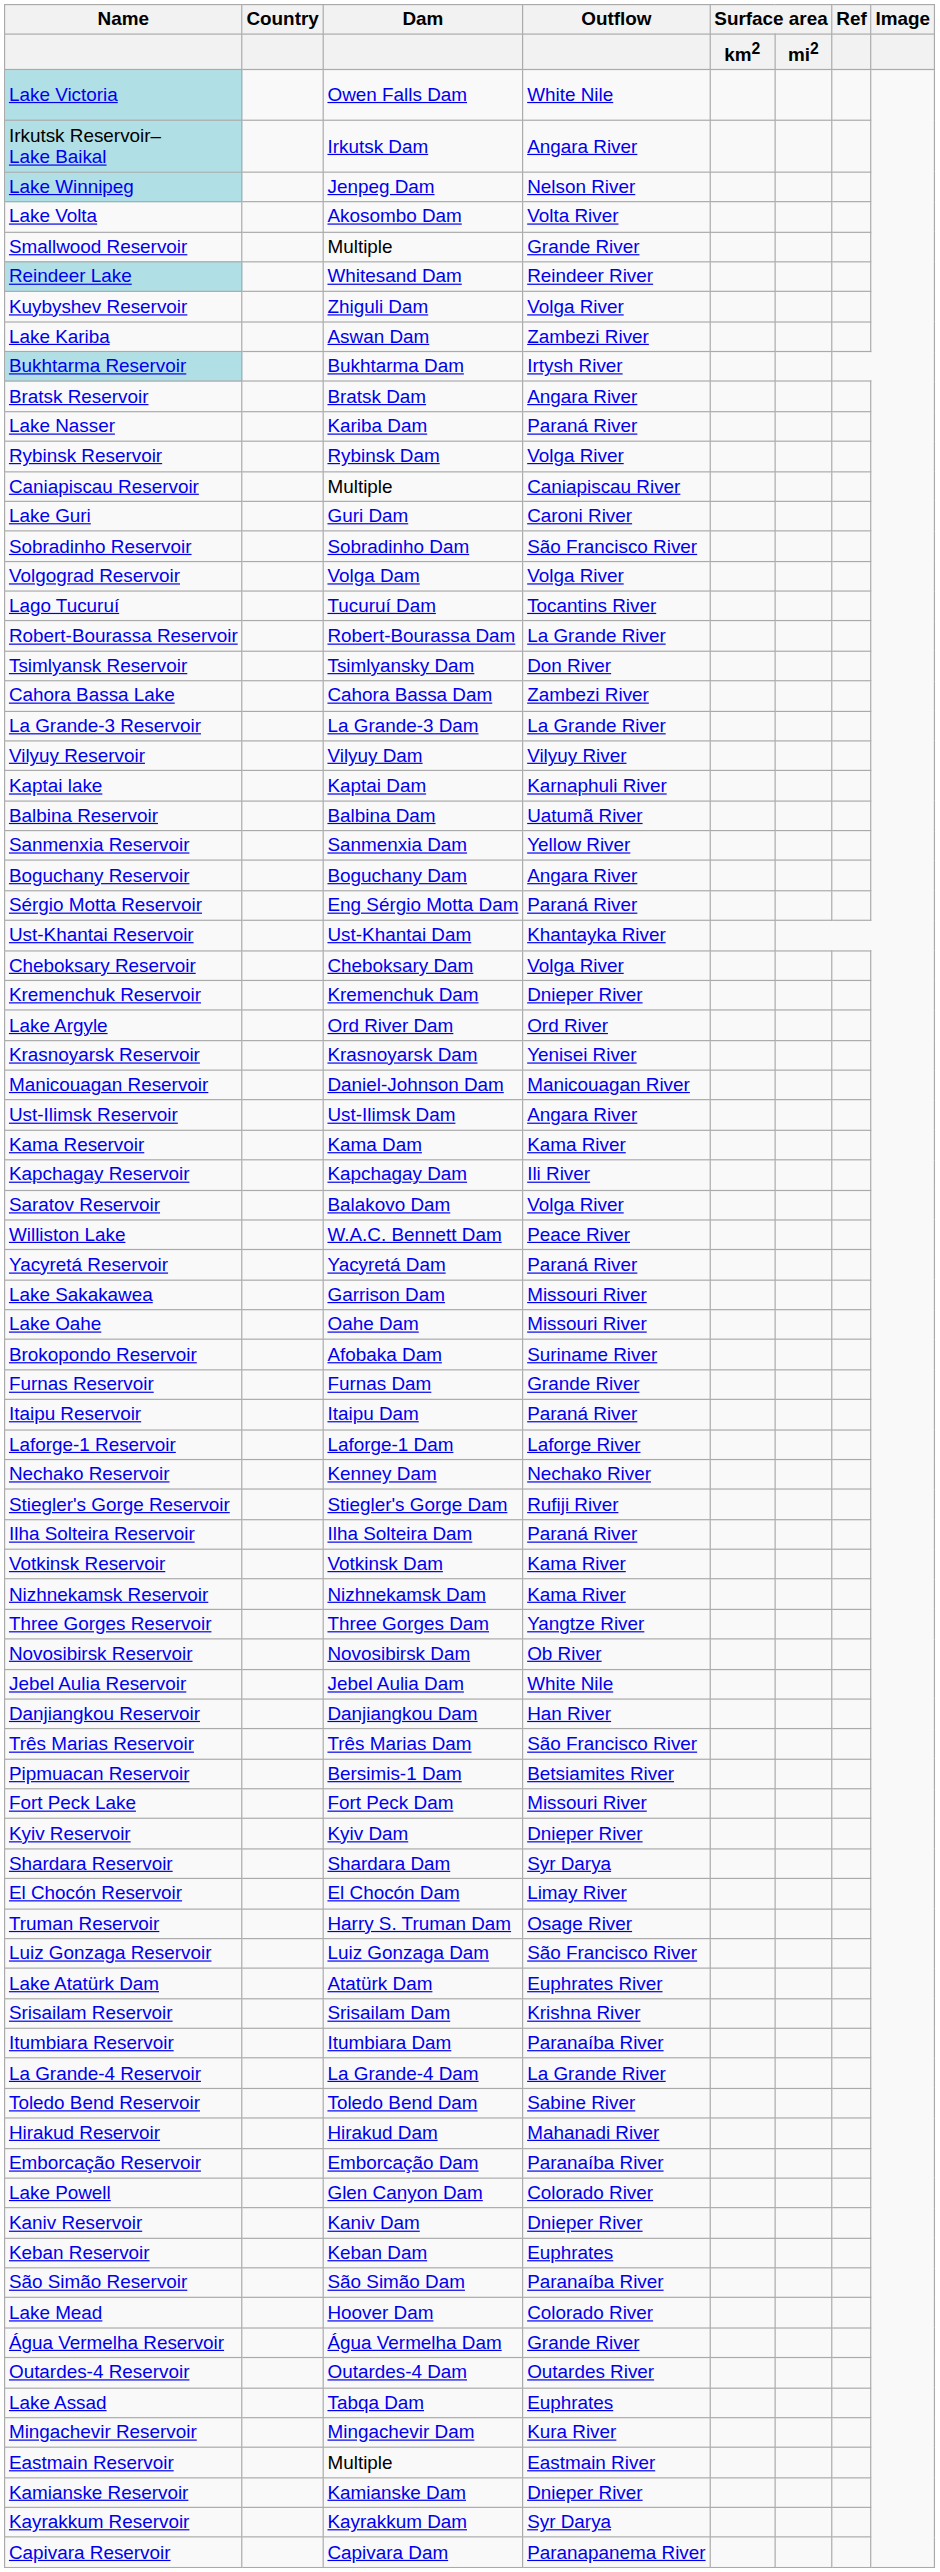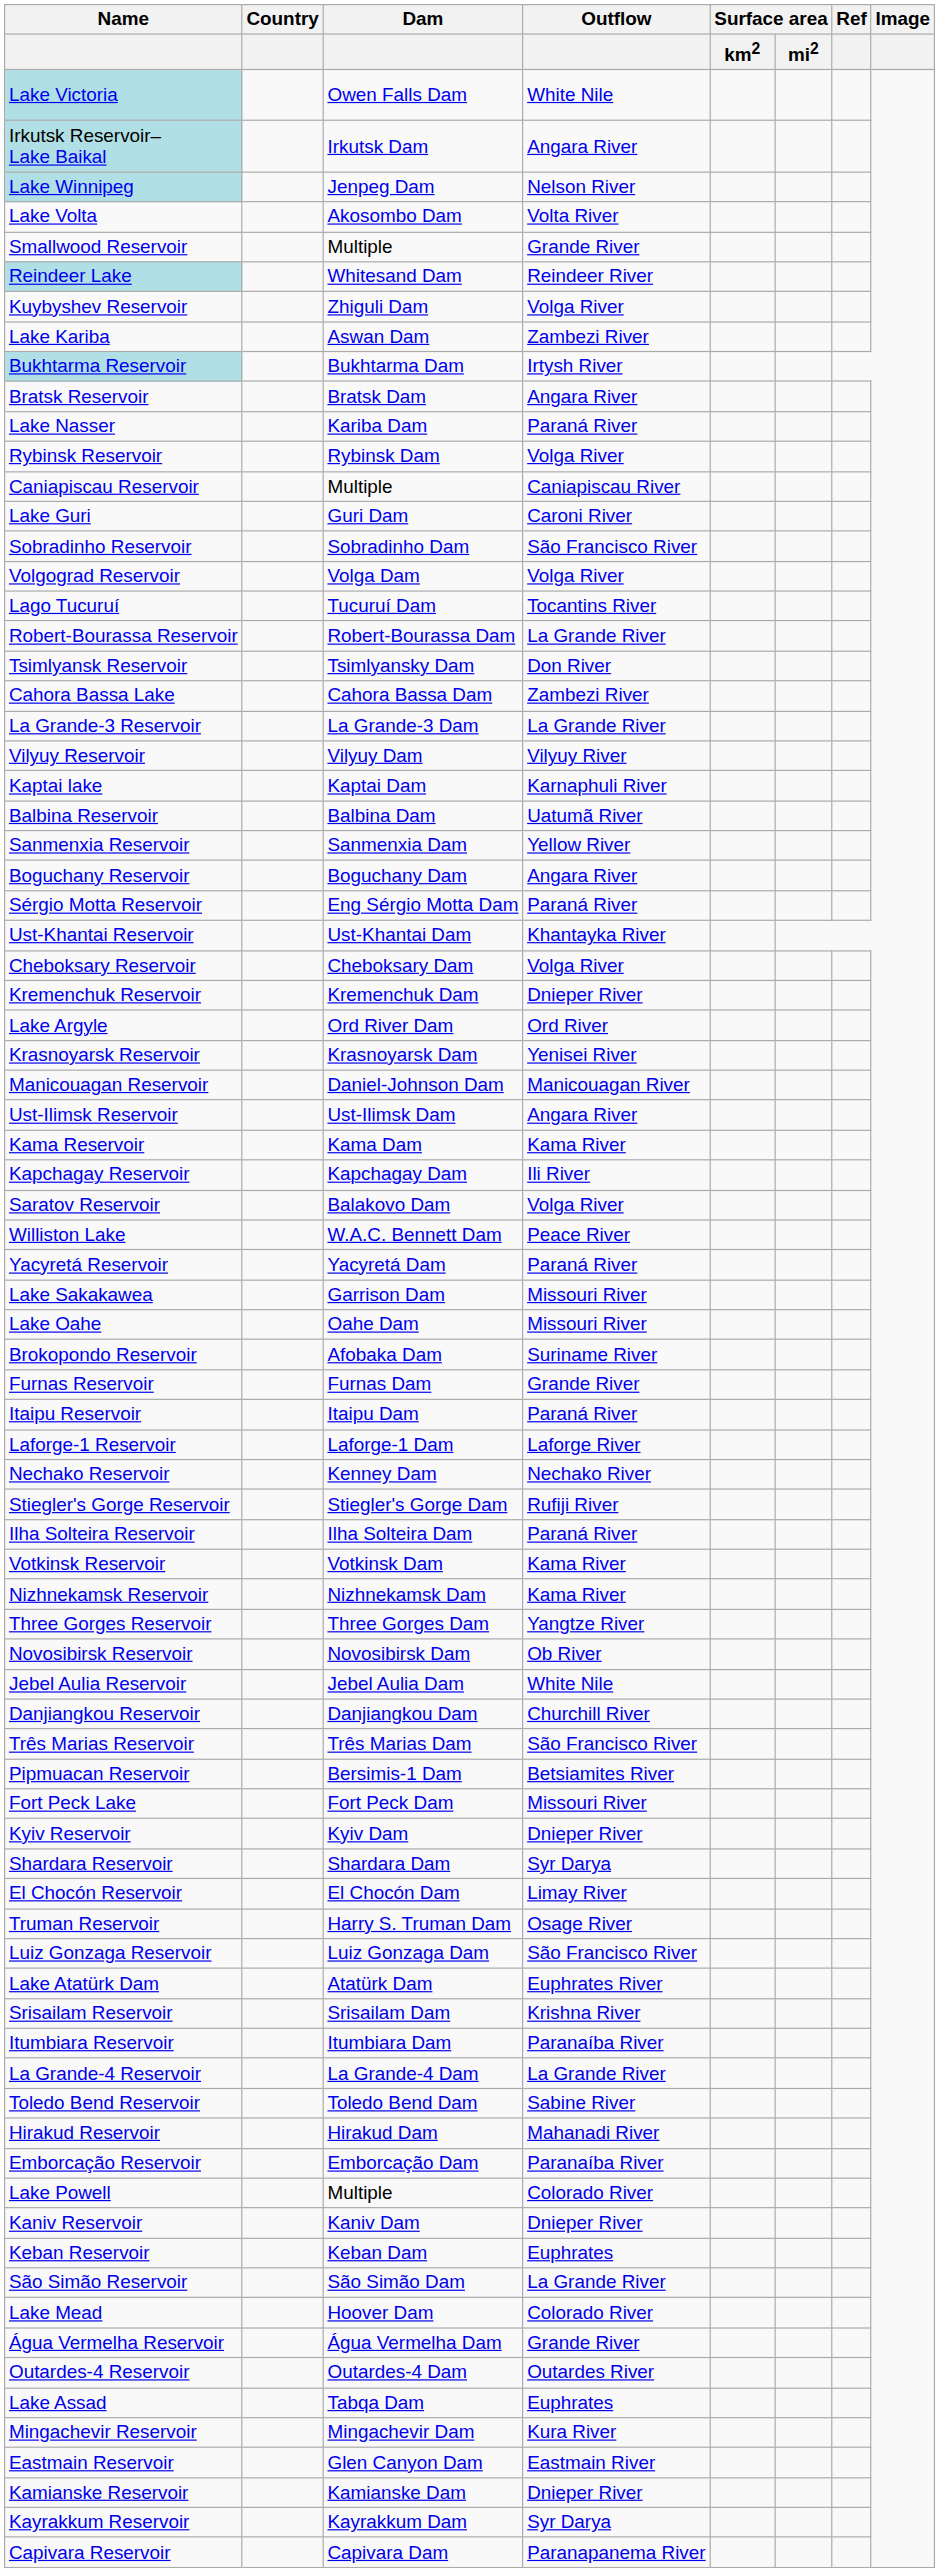(569, 1713) Han River -> (589, 1713) Churchill River
(405, 2192) Glen Canyon Dam -> (360, 2192) Multiple
(595, 2282) Paranaíba River -> (596, 2282) La Grande River
(360, 2462) Multiple -> (405, 2462) Glen Canyon Dam
